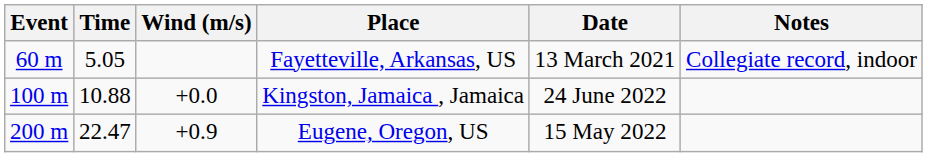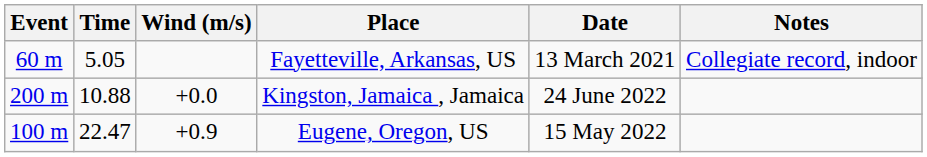(39, 95) 100 m -> (39, 95) 200 m
(39, 132) 200 m -> (39, 132) 100 m
